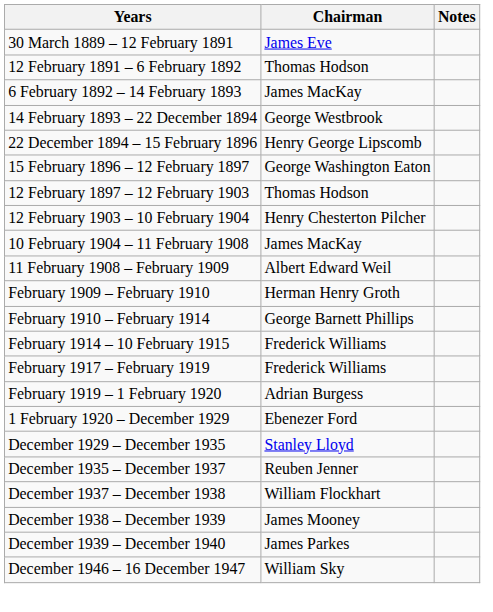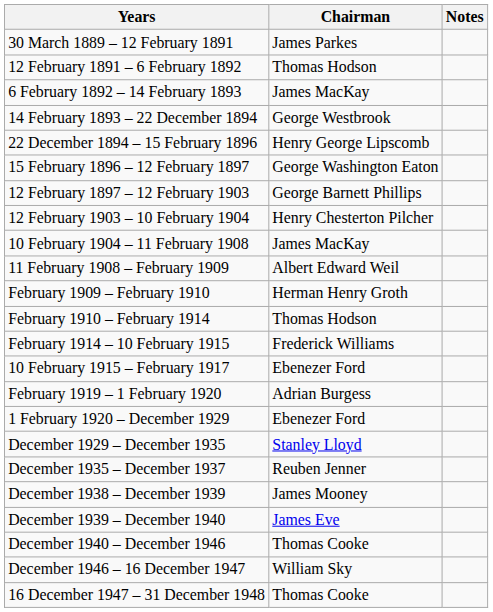(298, 42) James Eve -> (315, 42) James Parkes
(317, 192) Thomas Hodson -> (347, 192) George Barnett Phillips
(339, 318) George Barnett Phillips -> (324, 318) Thomas Hodson
+ row: (119, 368)
- row: (109, 368)
- row: (117, 494)
(307, 544) James Parkes -> (306, 519) James Eve
+ row: (117, 544)
+ row: (137, 594)
